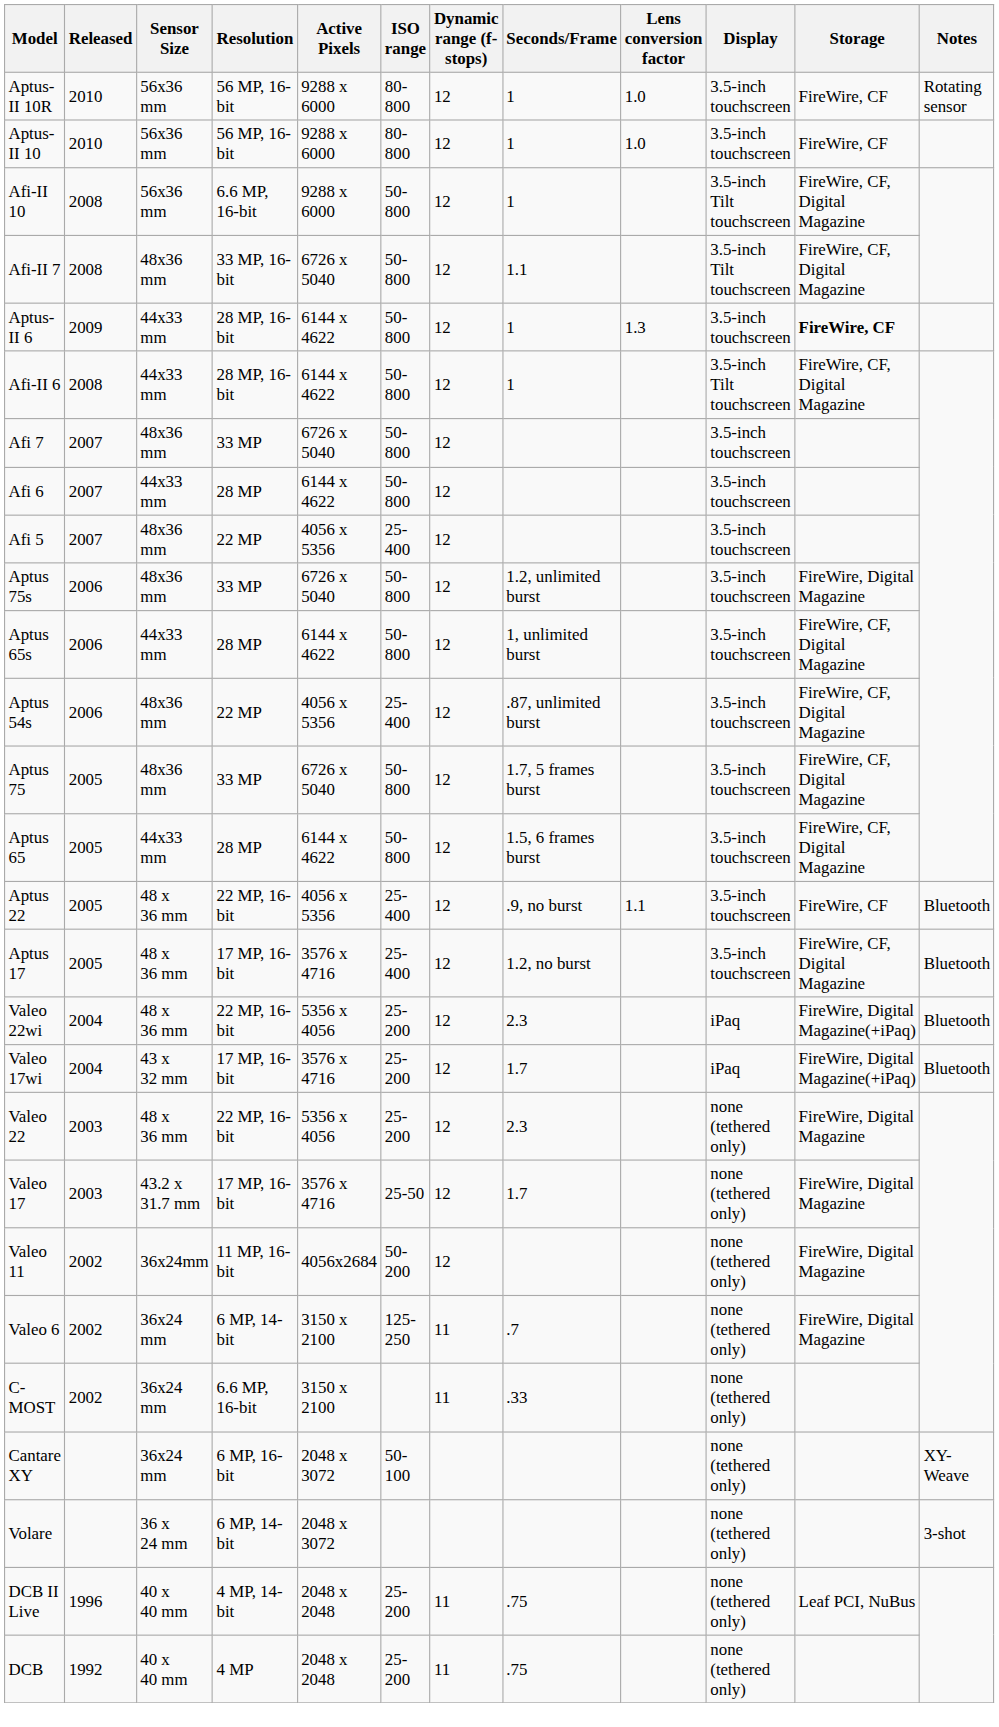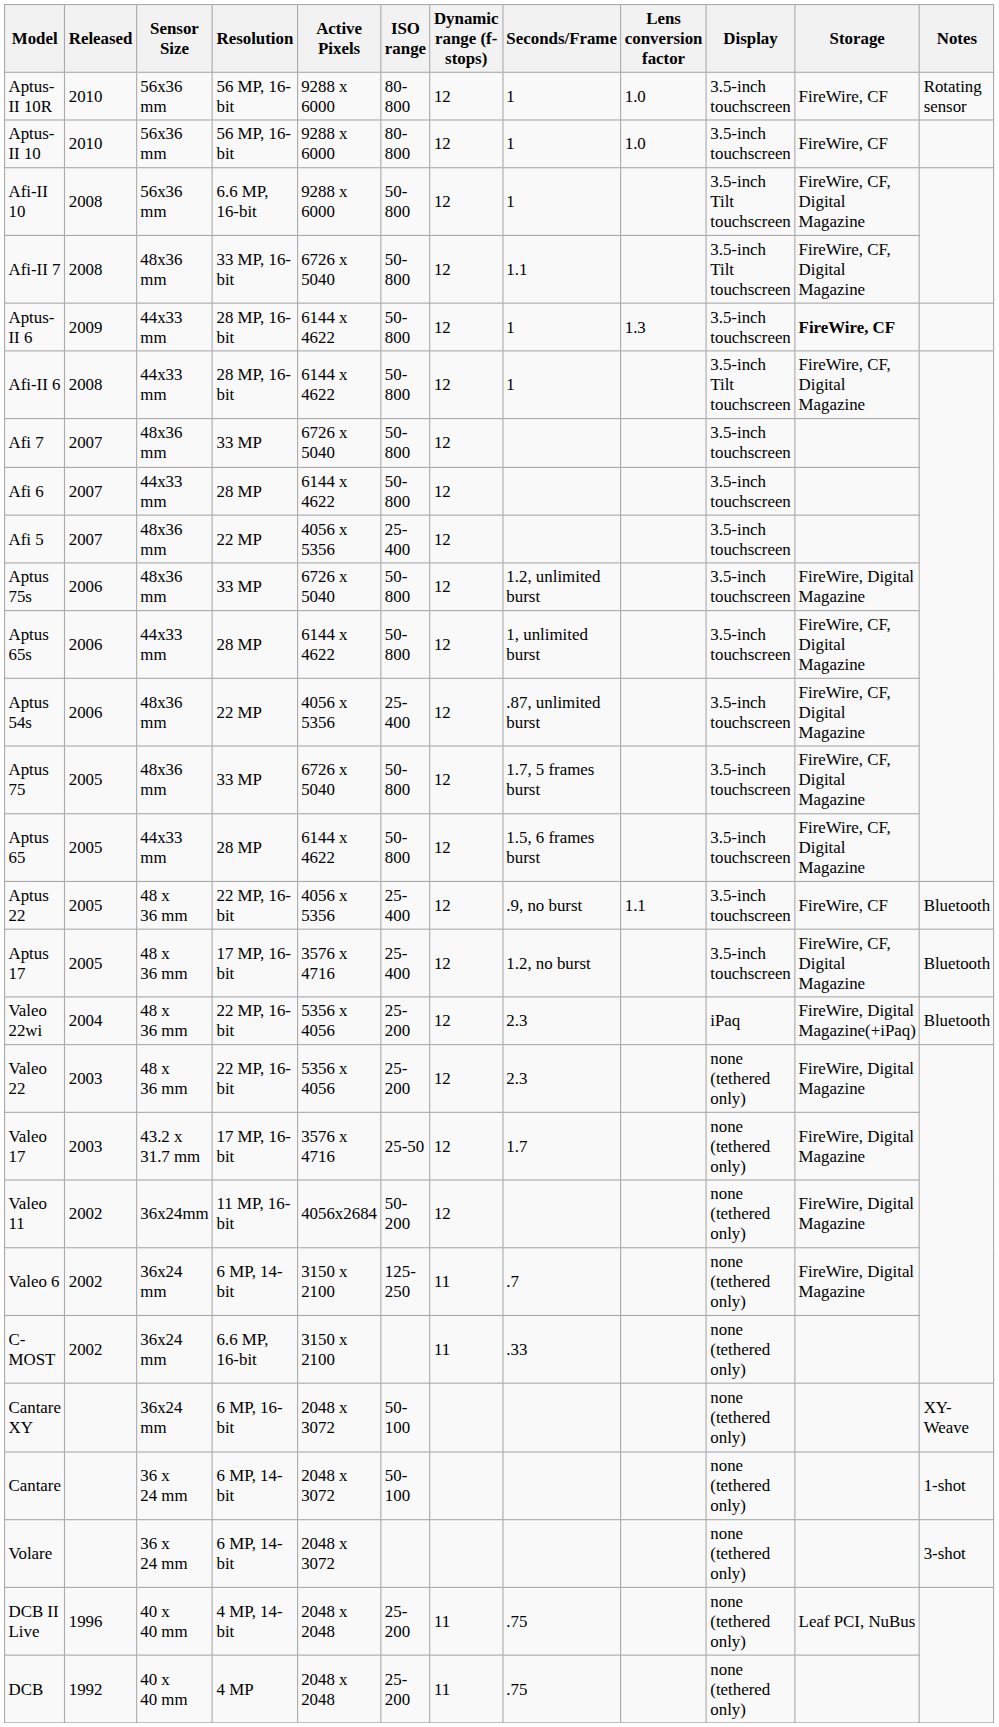- row: (28, 1068)
+ row: (35, 1485)
